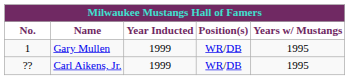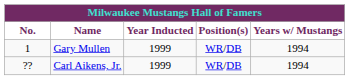(298, 48) 1995 -> (298, 48) 1994
(298, 65) 1995 -> (298, 65) 1994
